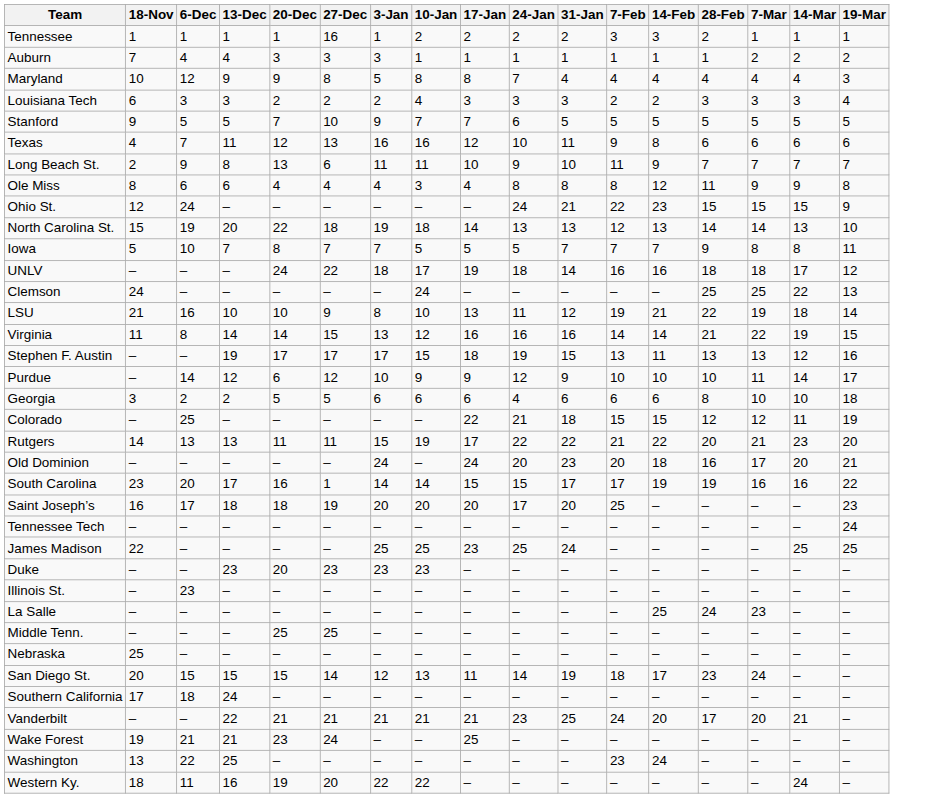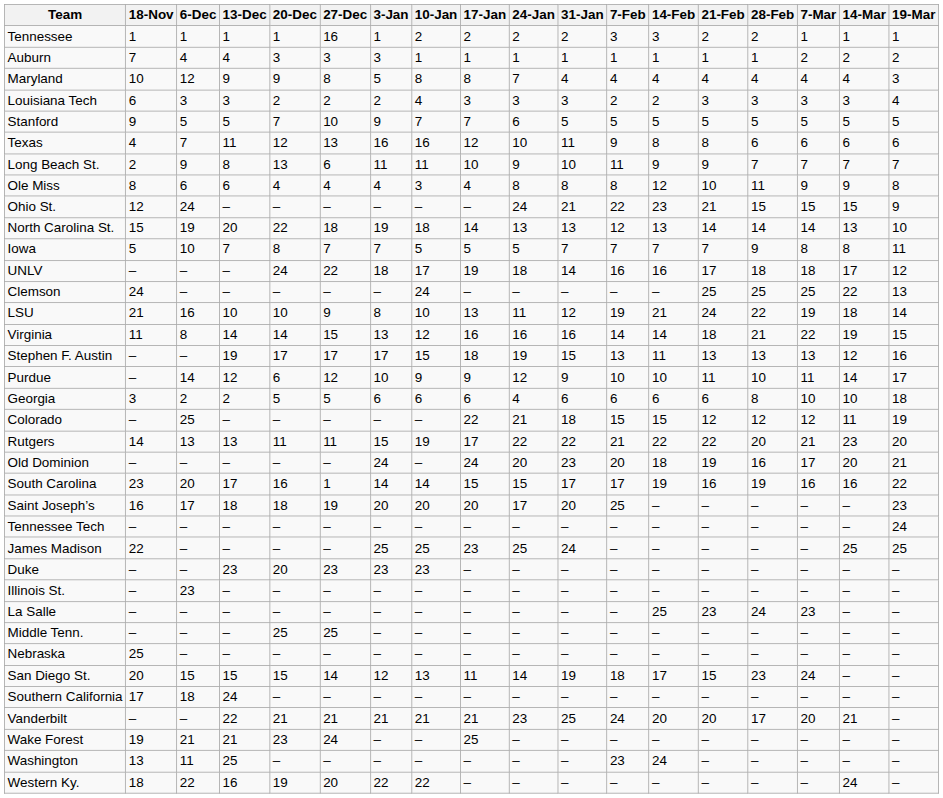+ column: (723, 15)
(187, 761) 22 -> (187, 761) 11
(187, 782) 11 -> (187, 782) 22
